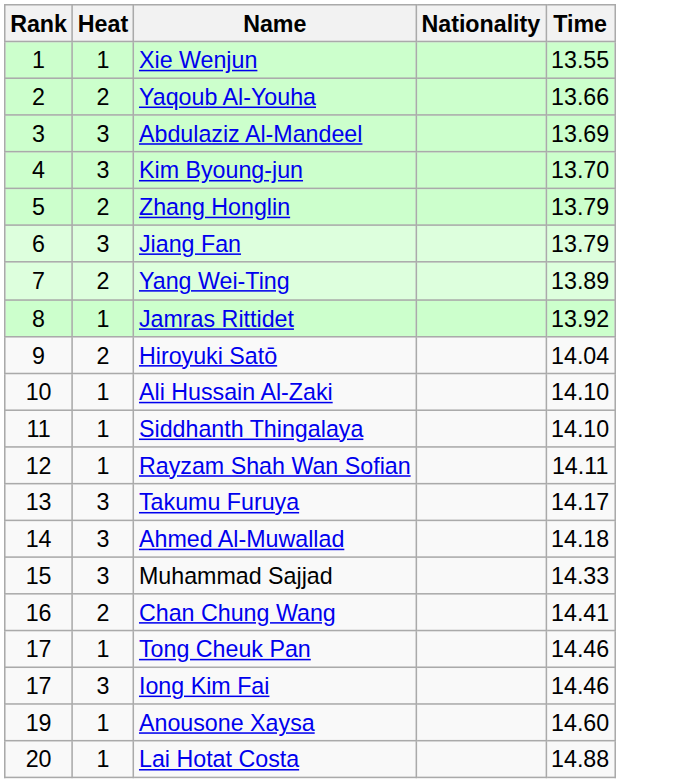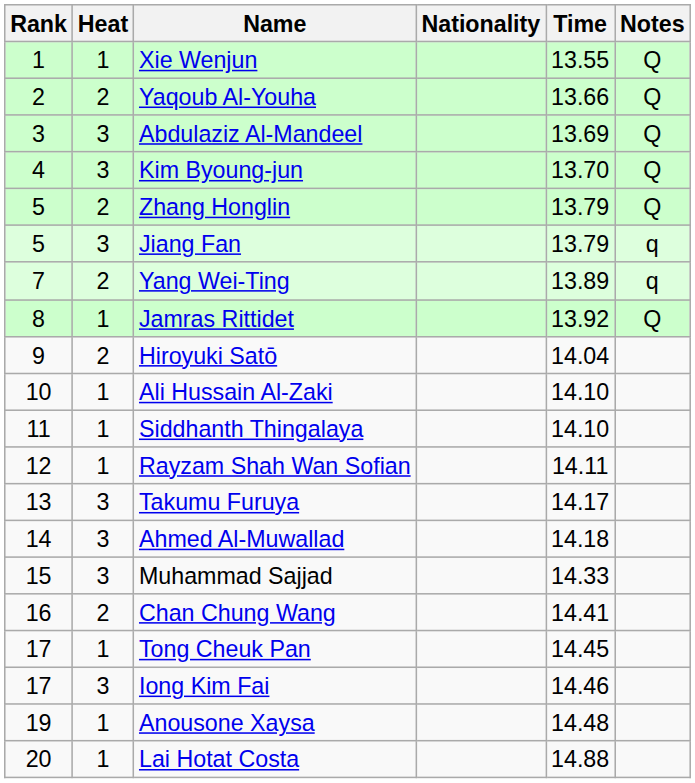+ column: (652, 23)
(39, 244) 6 -> (39, 244) 5
(580, 649) 14.46 -> (580, 649) 14.45
(580, 723) 14.60 -> (580, 723) 14.48
